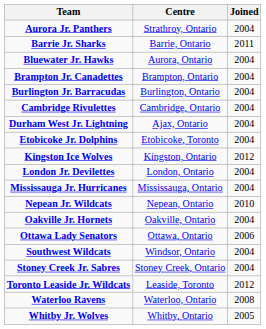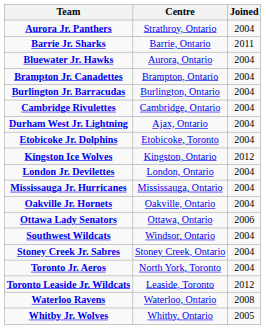- row: (68, 204)
+ row: (68, 268)
